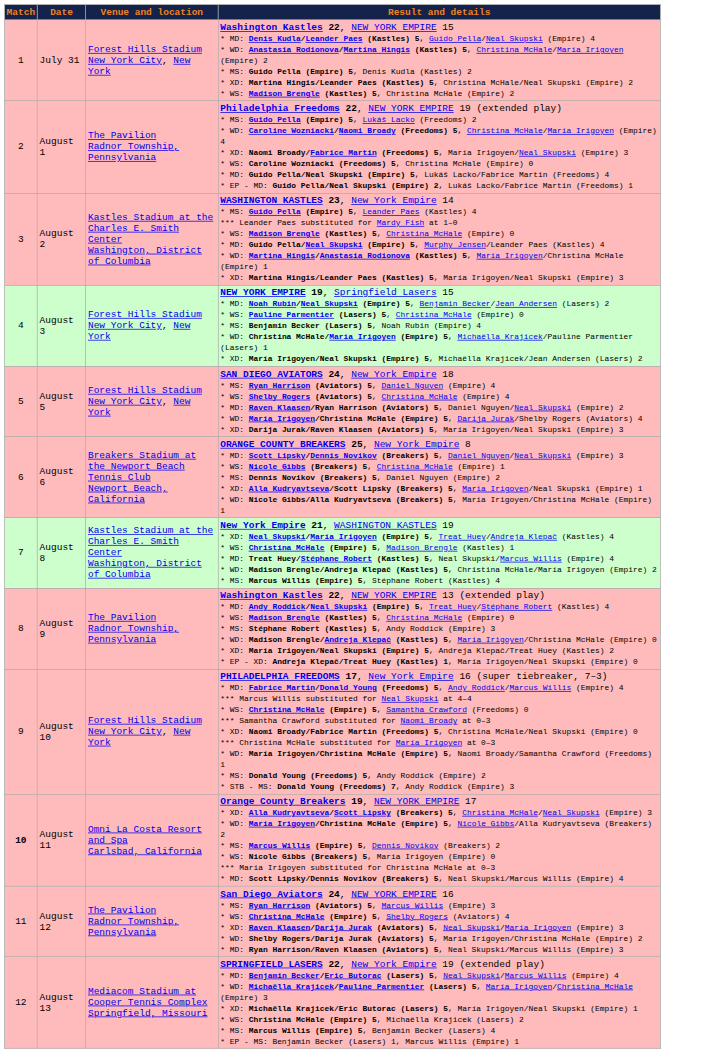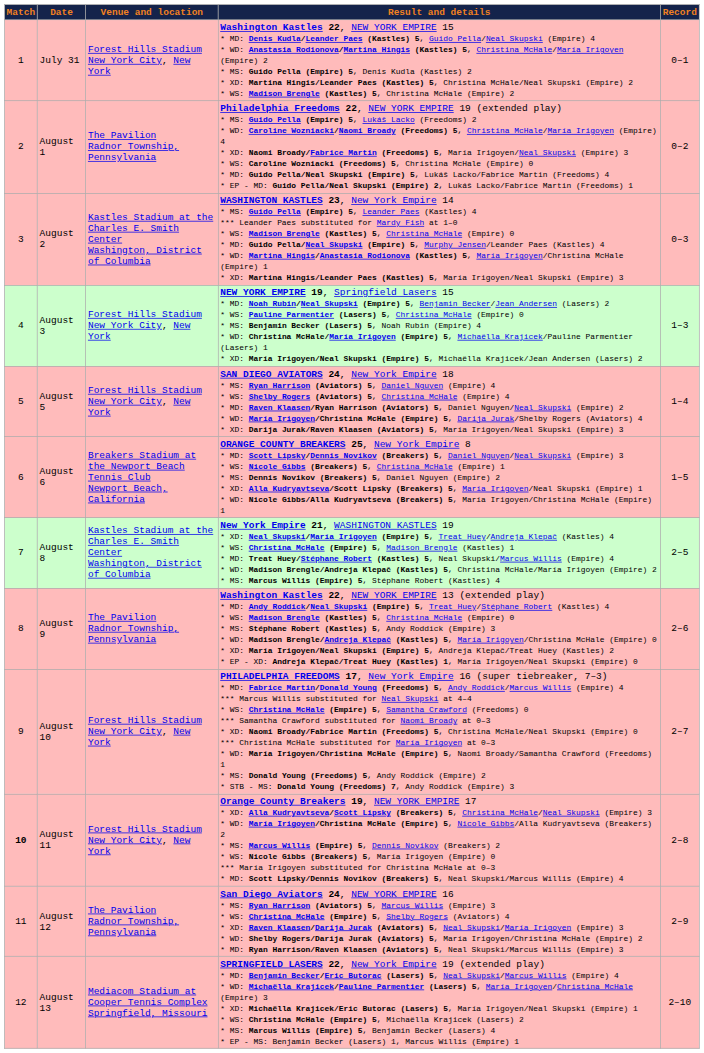+ column: (680, 12)
(145, 840) Omni La Costa Resort and Spa Carlsbad, California -> (145, 840) Forest Hills Stadium New York City, New York
